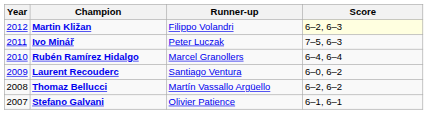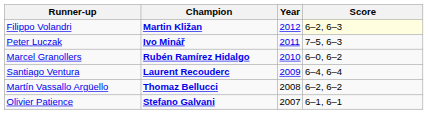columns swapped: (17, 12) <-> (235, 12)
(324, 57) 6–4, 6–4 -> (324, 57) 6–0, 6–2
(324, 72) 6–0, 6–2 -> (324, 72) 6–4, 6–4
